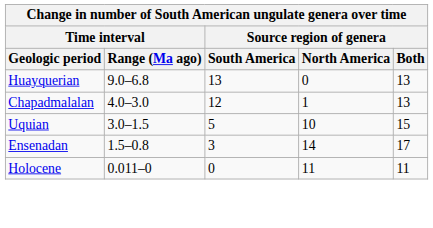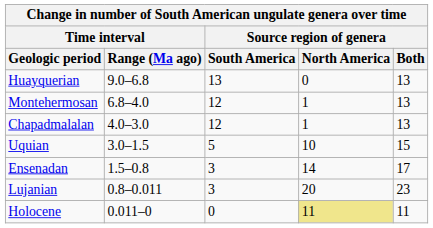+ row: (53, 102)
+ row: (33, 189)
(308, 168) no background -> (308, 211) khaki background
